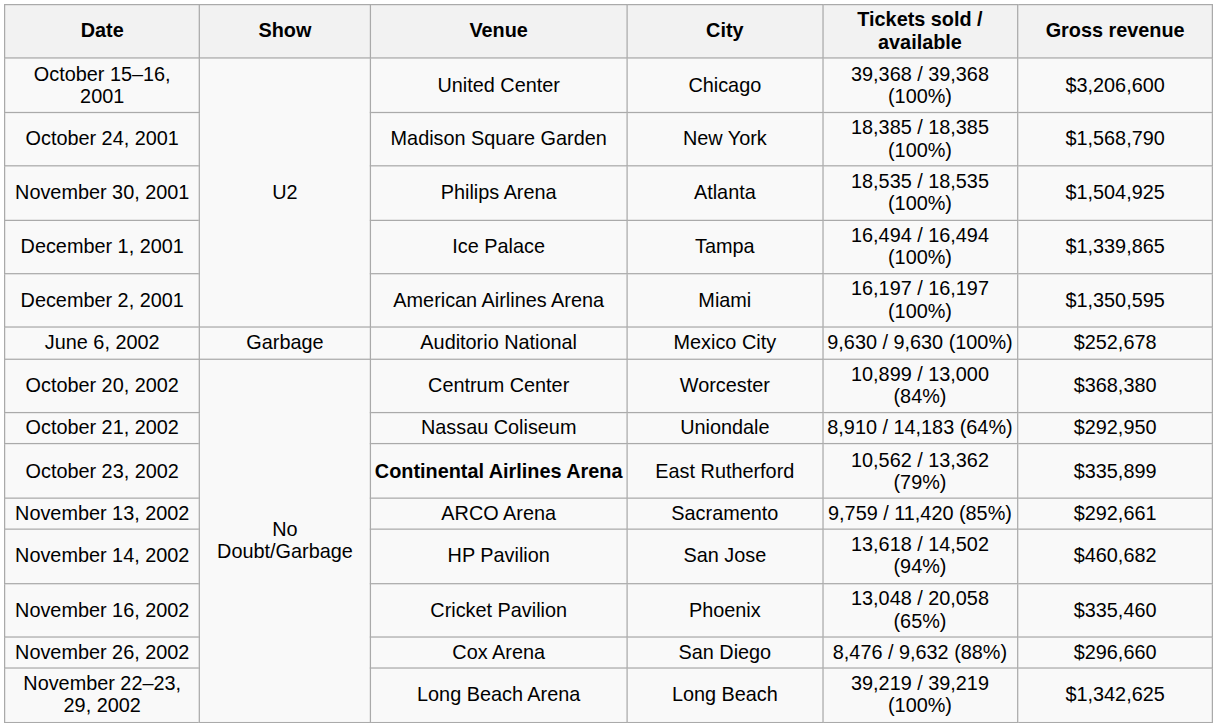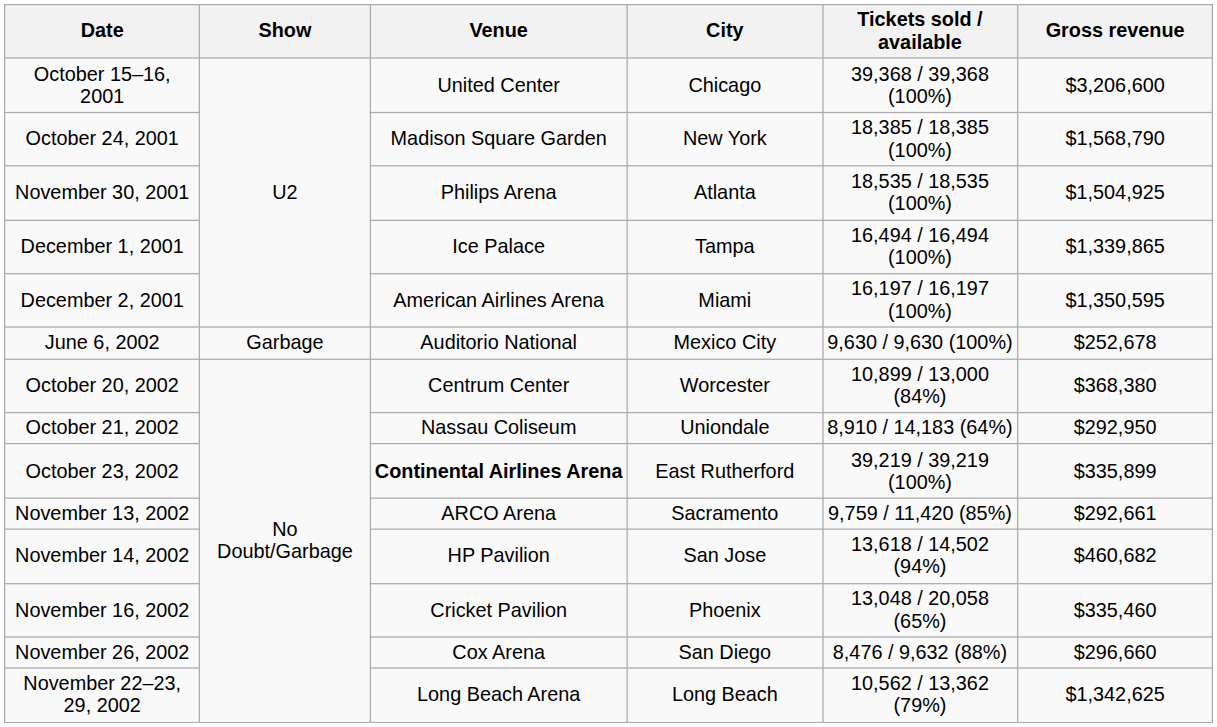(920, 470) 10,562 / 13,362 (79%) -> (920, 470) 39,219 / 39,219 (100%)
(920, 695) 39,219 / 39,219 (100%) -> (920, 695) 10,562 / 13,362 (79%)
